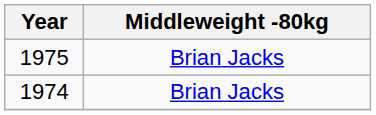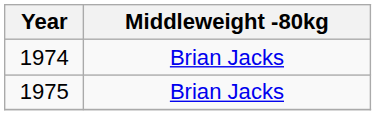rows swapped: (44, 92) <-> (44, 57)
